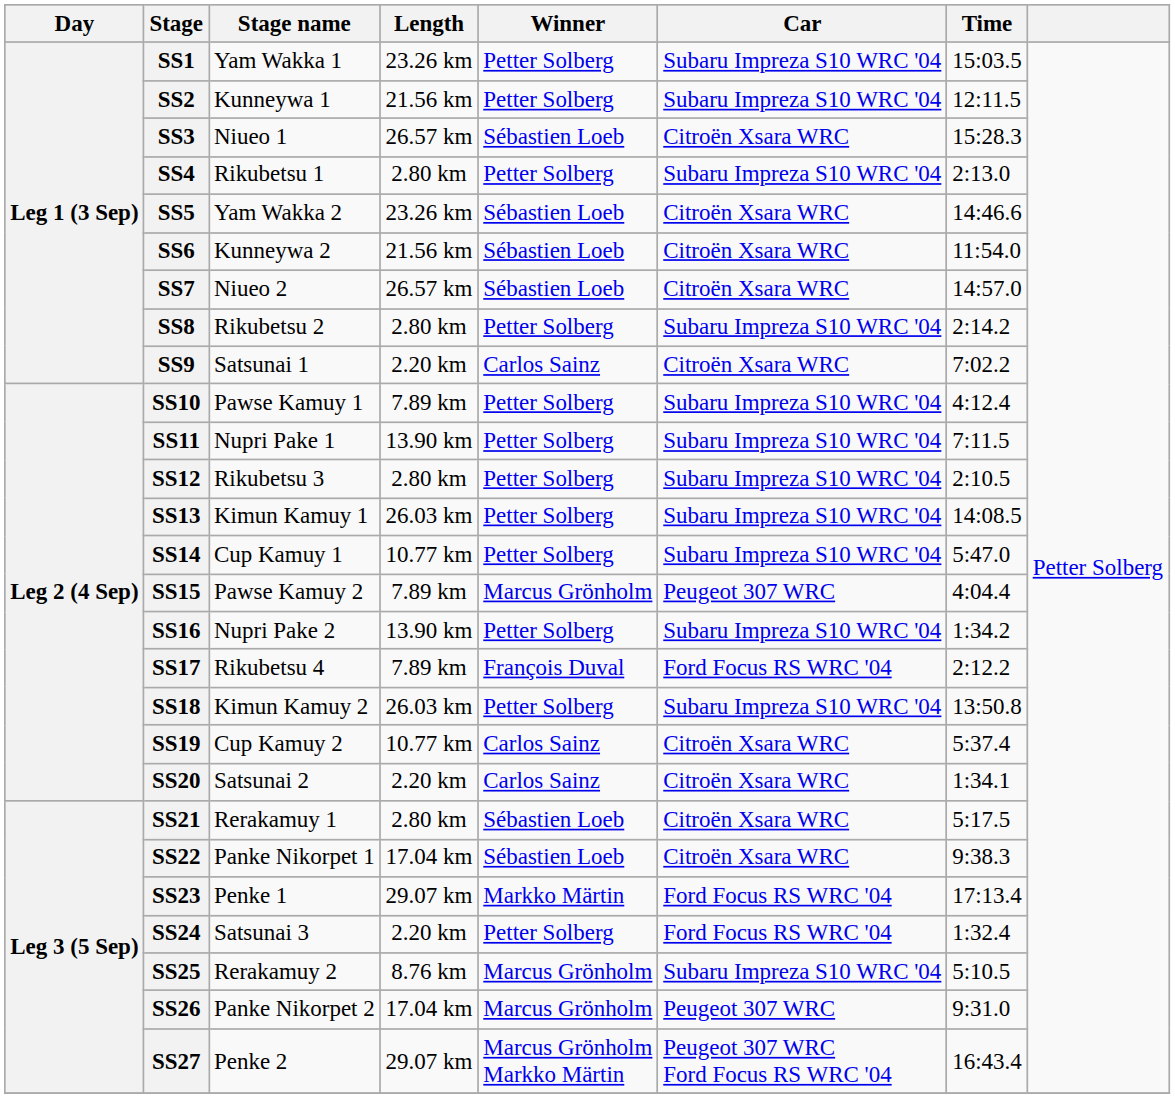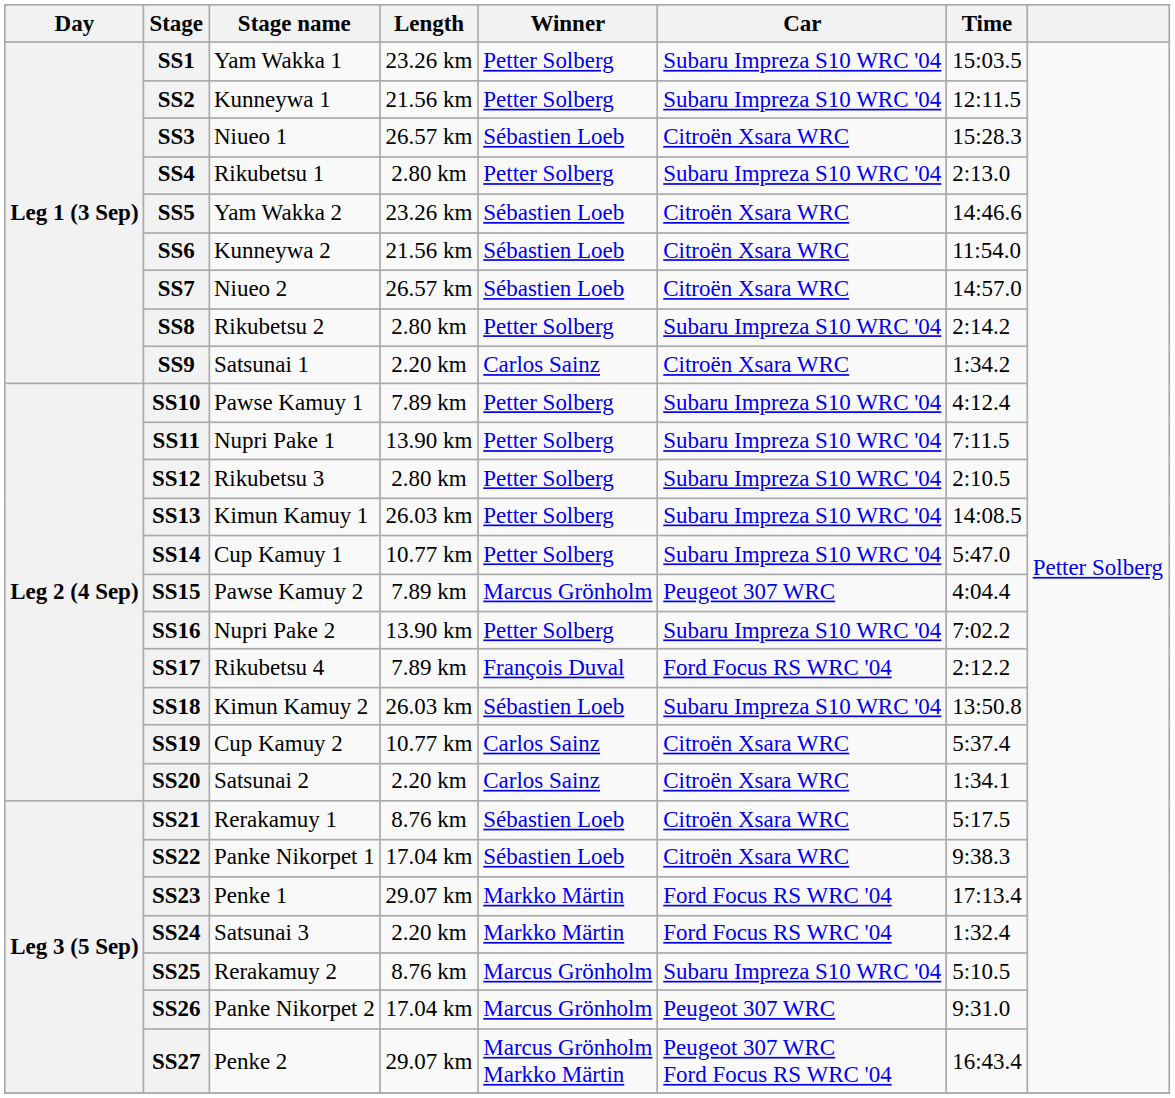(981, 364) 7:02.2 -> (981, 364) 1:34.2
(981, 629) 1:34.2 -> (981, 629) 7:02.2
(548, 705) Petter Solberg -> (554, 705) Sébastien Loeb
(429, 819) 2.80 km -> (429, 819) 8.76 km
(548, 933) Petter Solberg -> (554, 933) Markko Märtin
